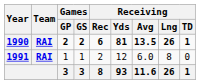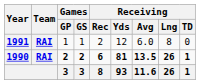rows swapped: (18, 42) <-> (18, 57)
